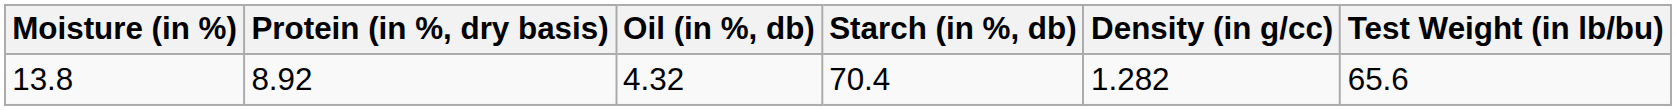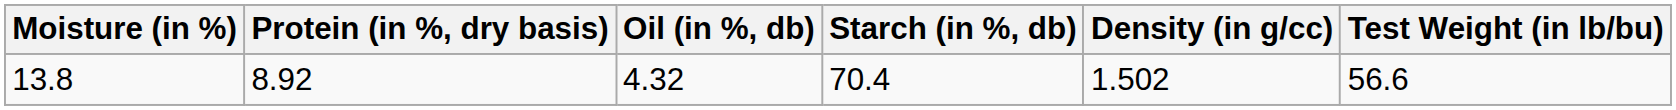(1130, 79) 1.282 -> (1130, 79) 1.502
(1378, 79) 65.6 -> (1378, 79) 56.6
